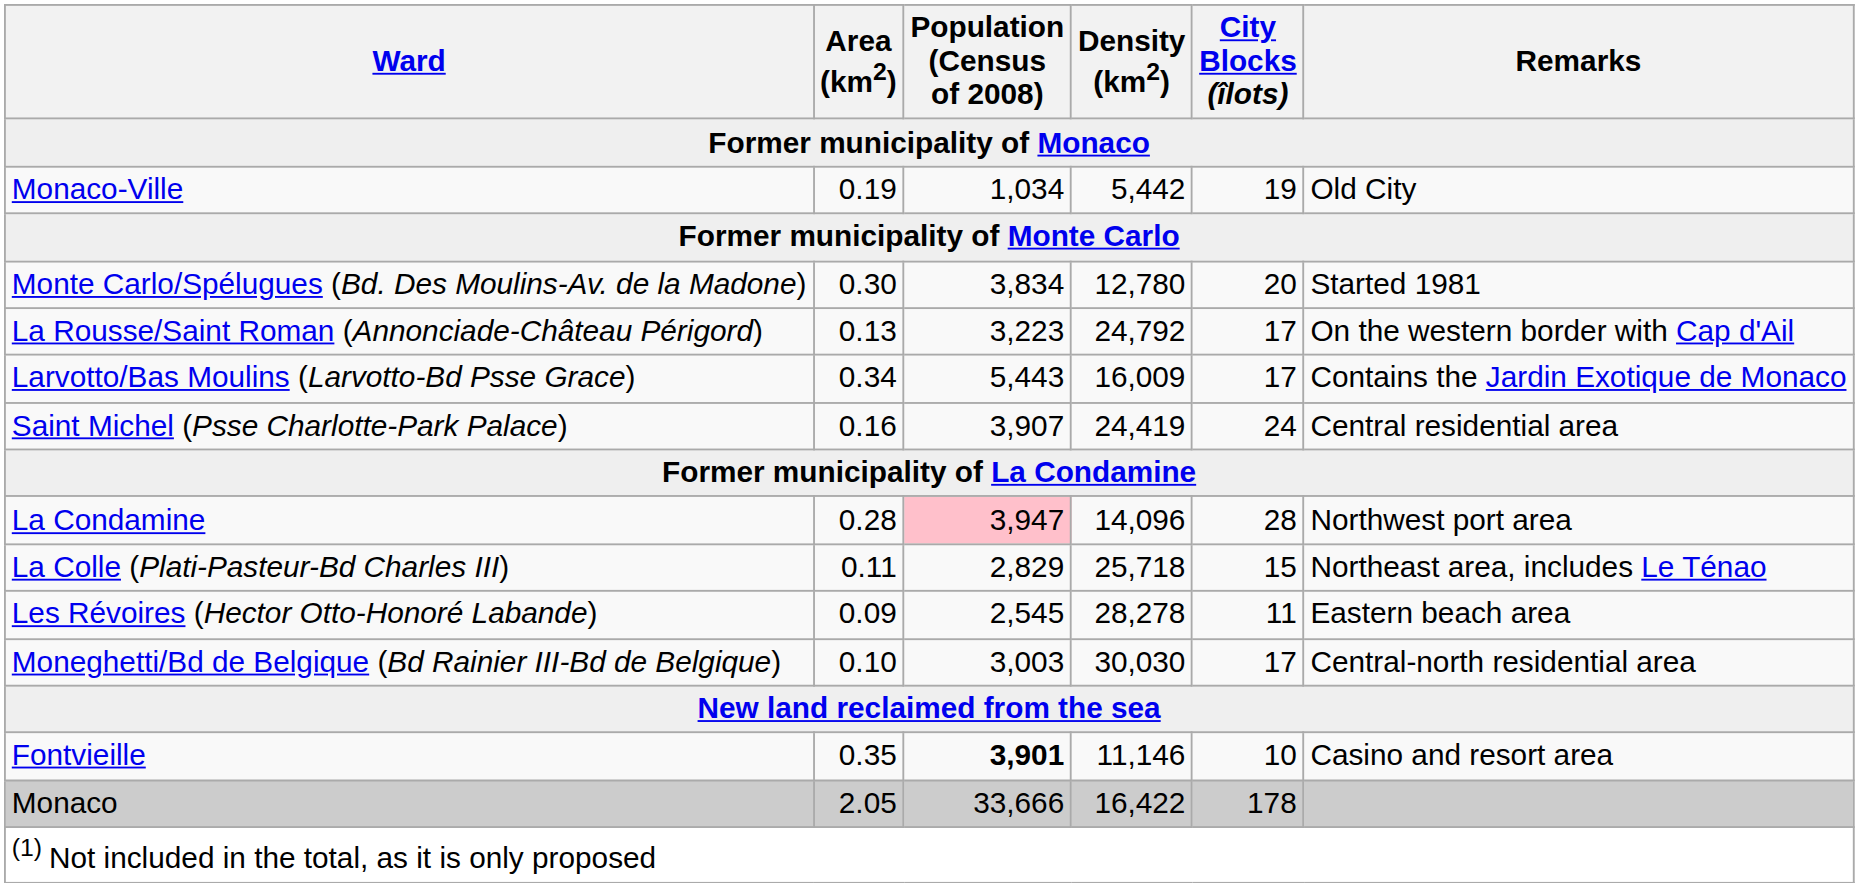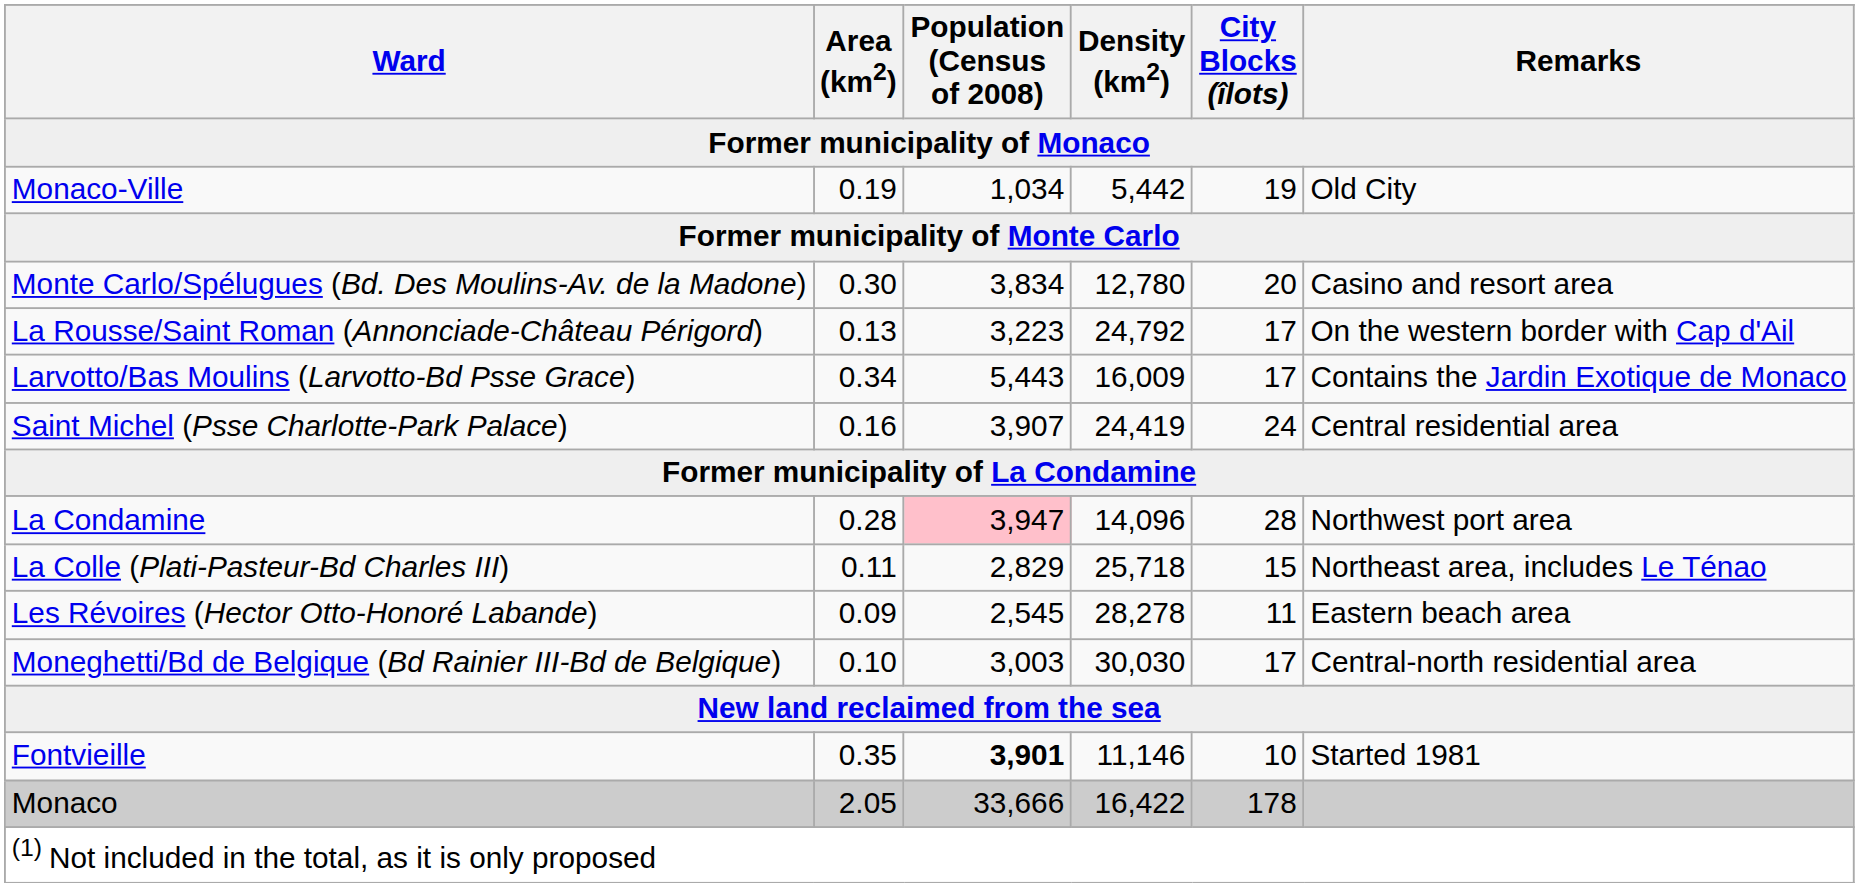(1396, 283) Started 1981 -> (1462, 283) Casino and resort area
(1462, 755) Casino and resort area -> (1396, 755) Started 1981
